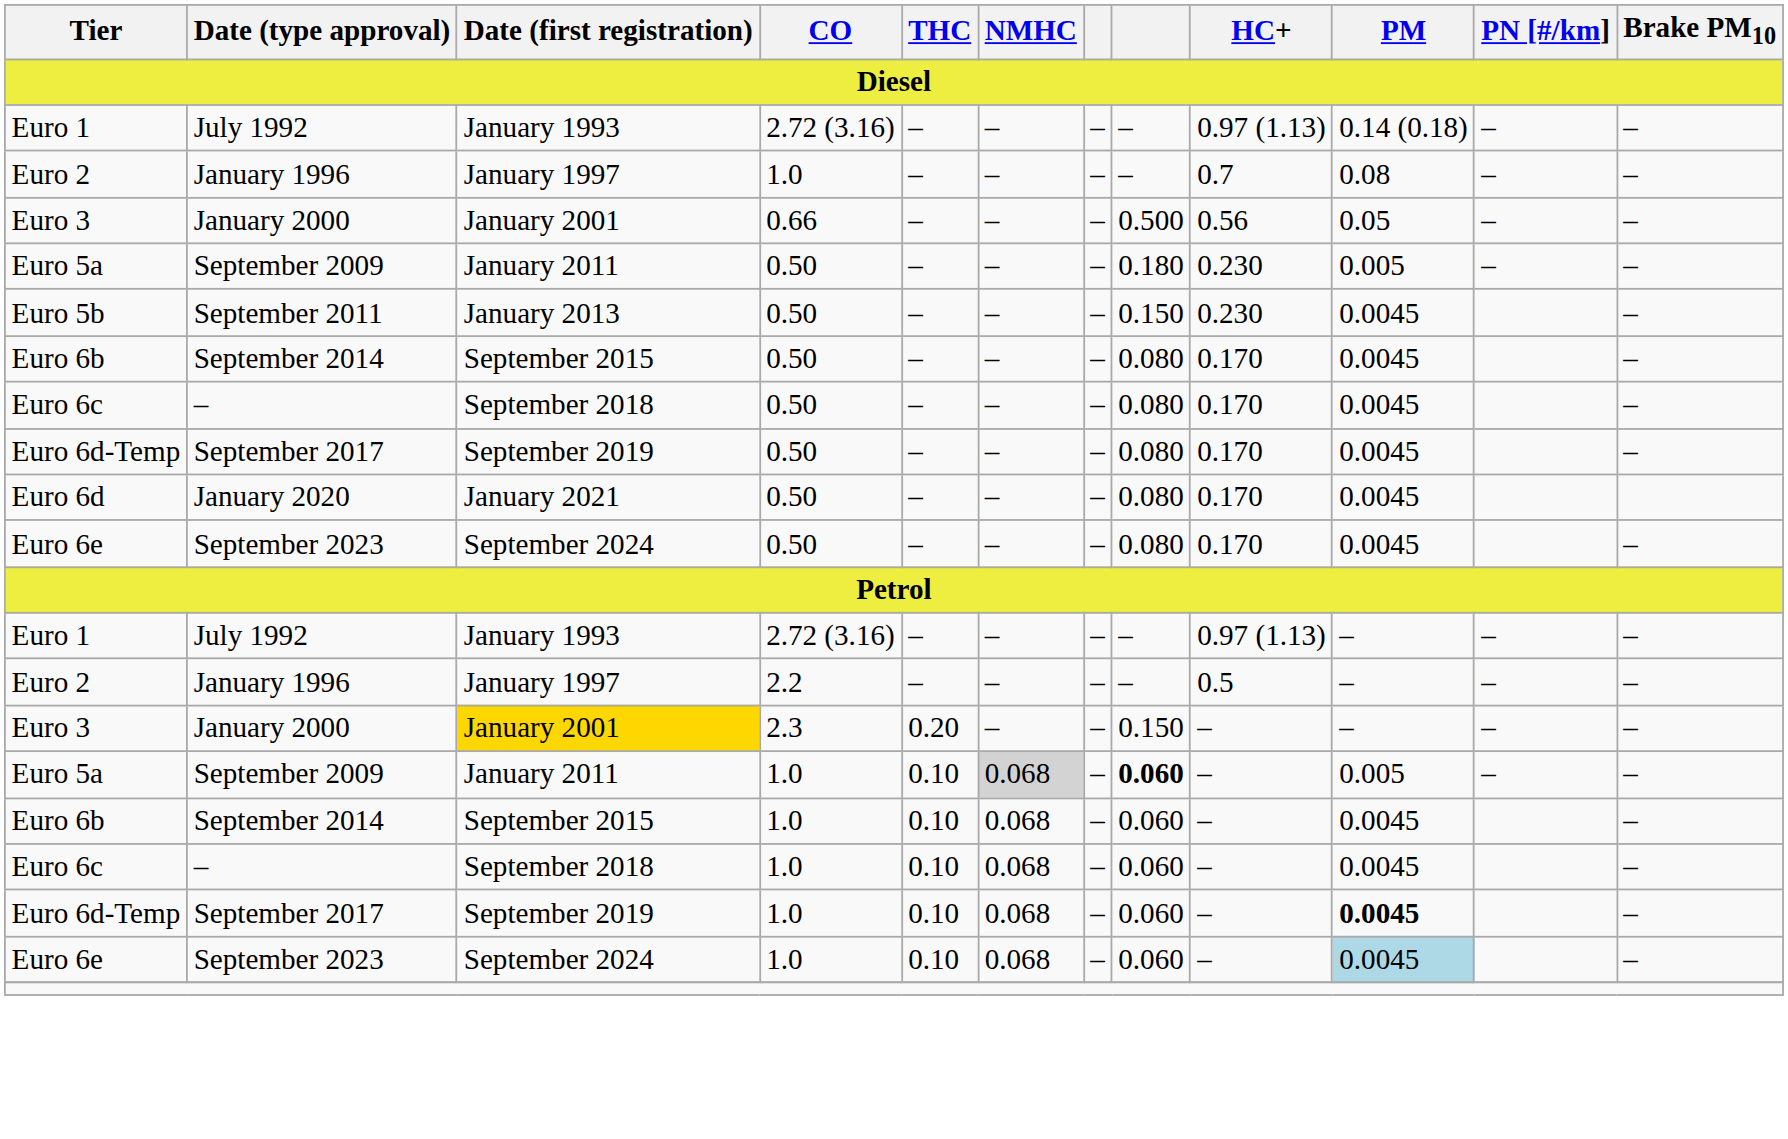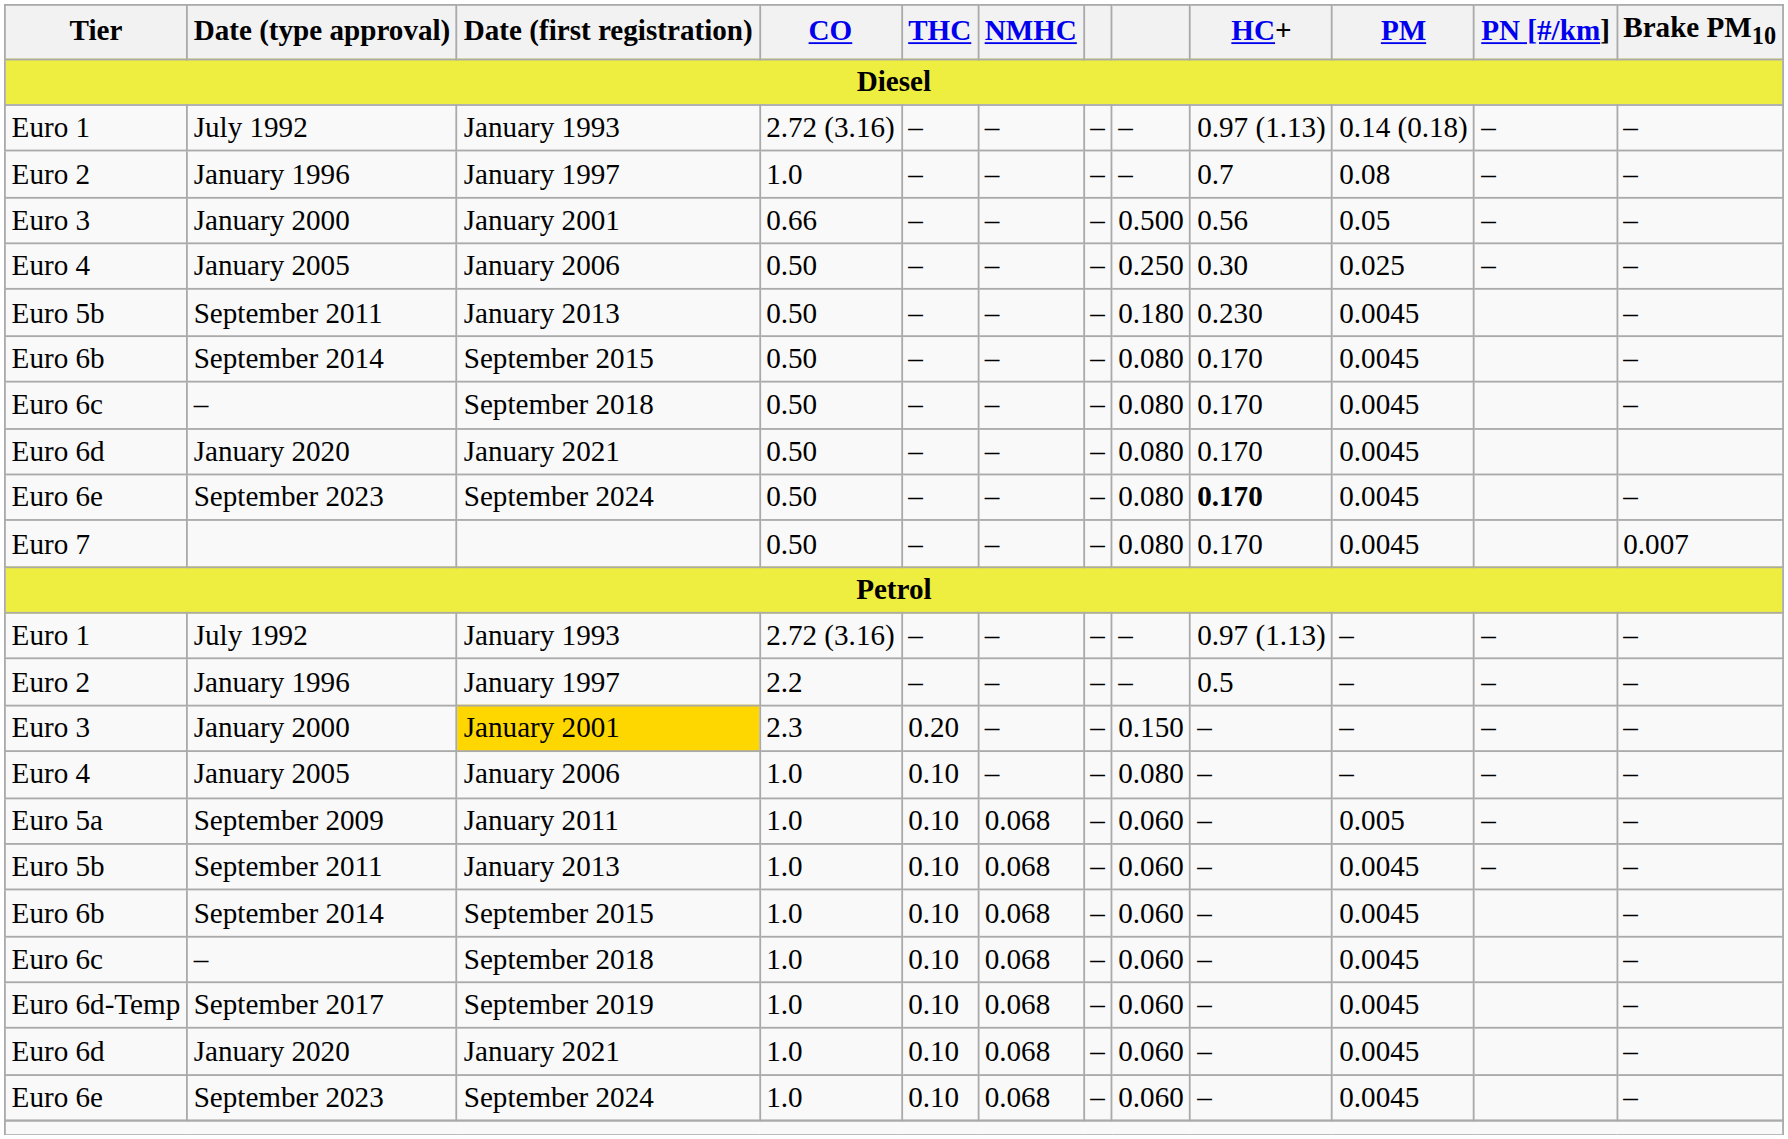+ row: (51, 266)
- row: (57, 266)
(1151, 312) 0.150 -> (1151, 312) 0.180
- row: (96, 450)
(1230, 543) normal -> (1230, 497) bold
+ row: (51, 543)
+ row: (51, 774)
(1017, 774) lightgrey background -> (1017, 820) no background
(1151, 774) bold -> (1151, 820) normal
+ row: (58, 866)
(1379, 912) bold -> (1379, 1005) normal
+ row: (58, 1051)
(1379, 958) lightblue background -> (1379, 1097) no background
